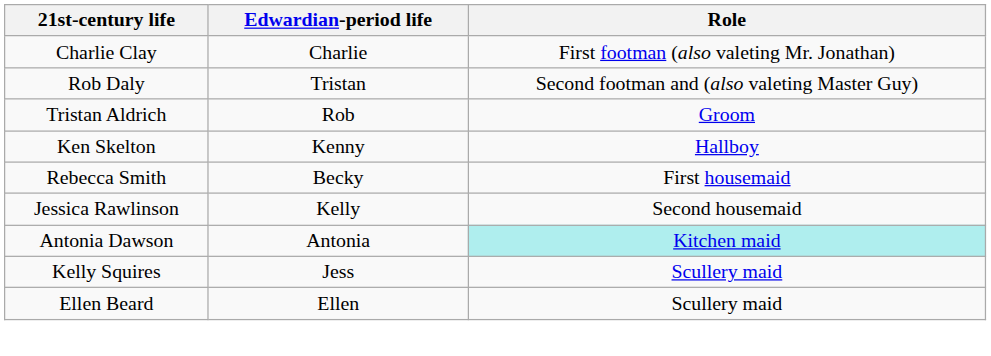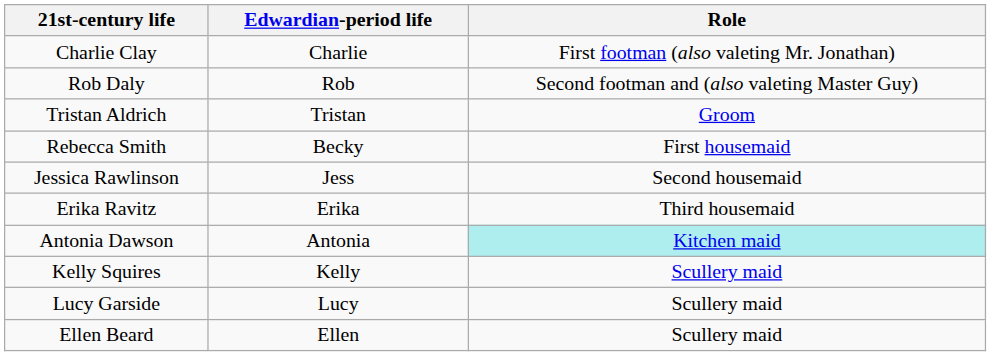(338, 83) Tristan -> (338, 83) Rob
(338, 114) Rob -> (338, 114) Tristan
- row: (106, 146)
(338, 209) Kelly -> (338, 177) Jess
+ row: (106, 209)
(338, 271) Jess -> (338, 271) Kelly
+ row: (106, 303)
